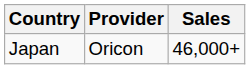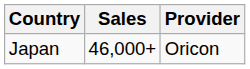columns swapped: (126, 19) <-> (206, 19)
